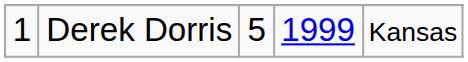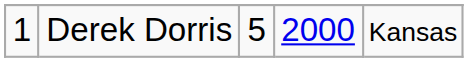(318, 30) 1999 -> (318, 30) 2000
